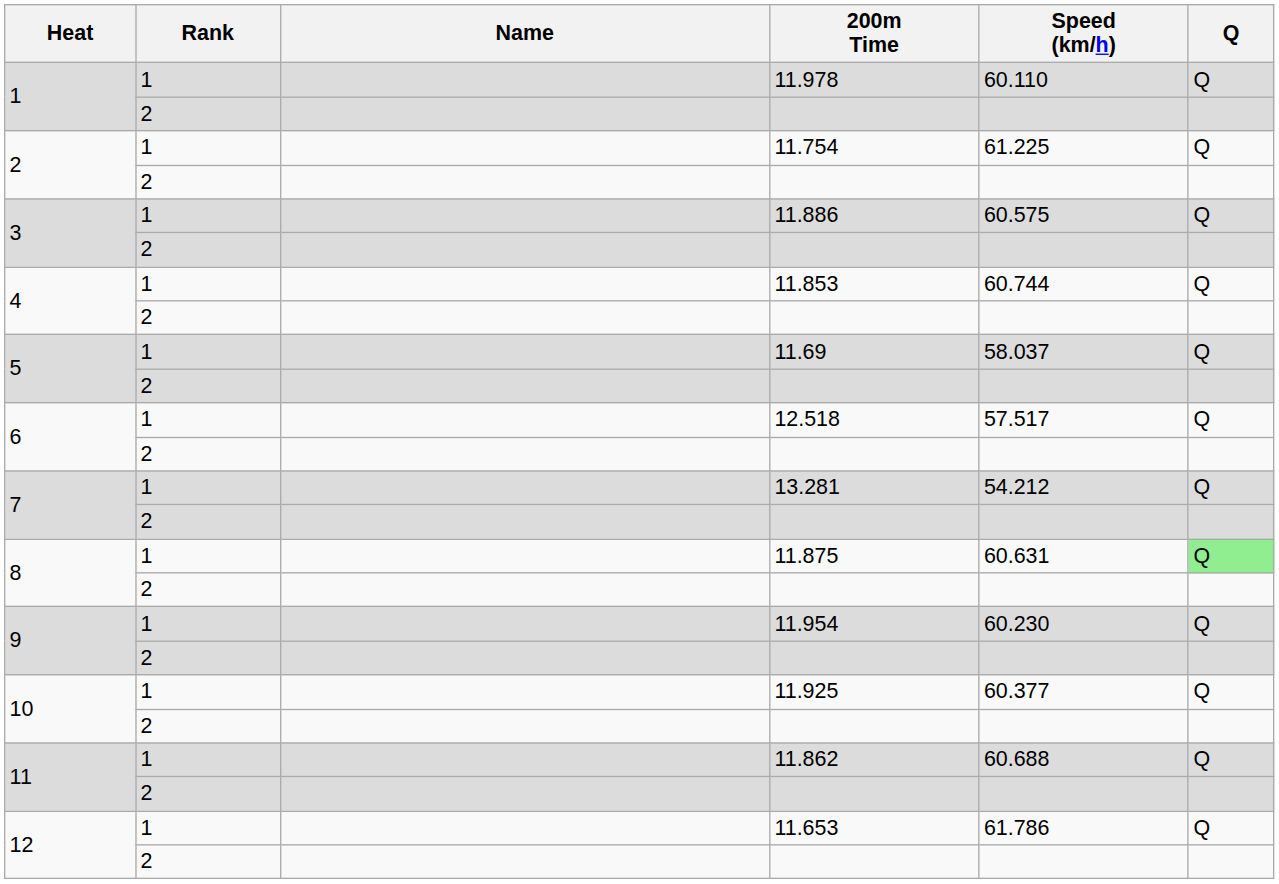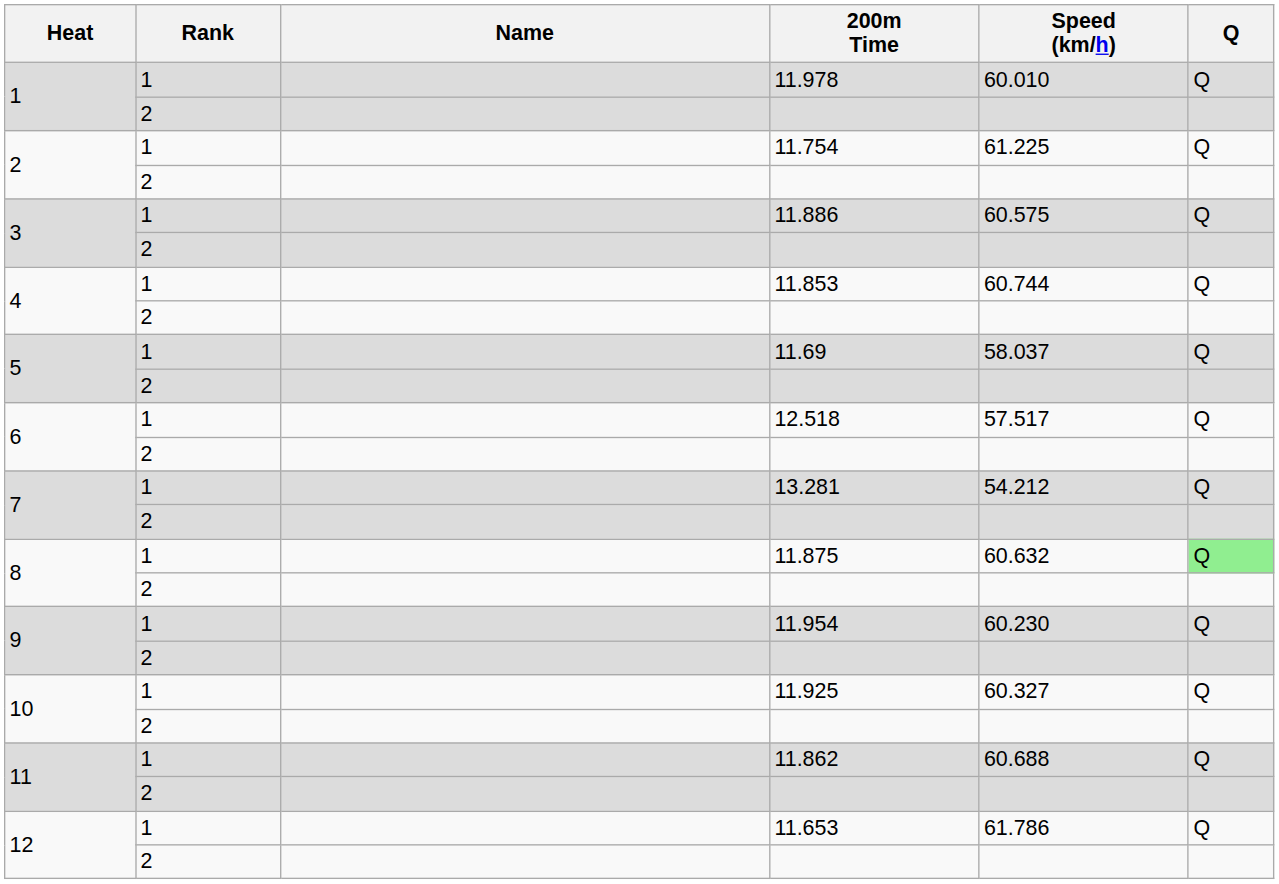(1016, 79) 60.110 -> (1017, 79) 60.010
(1017, 555) 60.631 -> (1017, 555) 60.632
(1017, 691) 60.377 -> (1017, 691) 60.327
